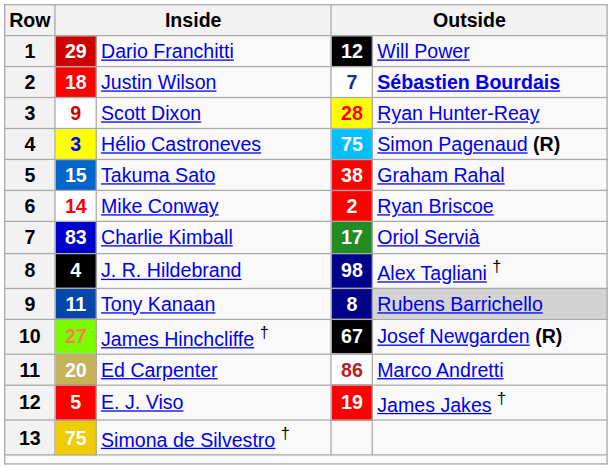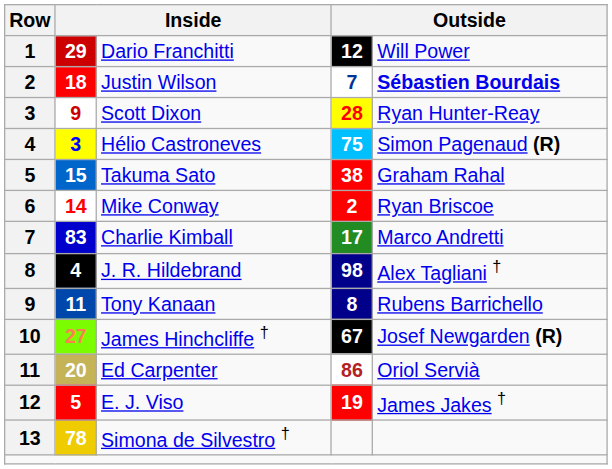(428, 238) Oriol Servià -> (440, 238) Marco Andretti
(460, 304) lightgrey background -> (460, 304) no background
(440, 370) Marco Andretti -> (428, 370) Oriol Servià
(76, 438) 75 -> (76, 438) 78
